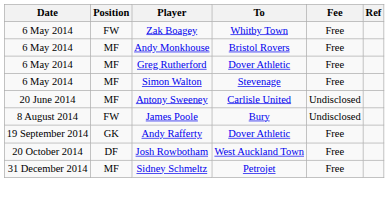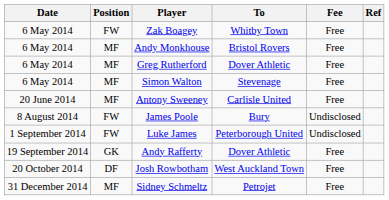(335, 99) Undisclosed -> (335, 99) Free
+ row: (172, 134)
